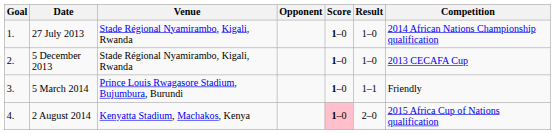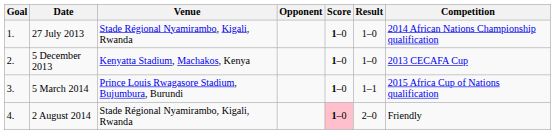(174, 61) Stade Régional Nyamirambo, Kigali, Rwanda -> (175, 61) Kenyatta Stadium, Machakos, Kenya
(405, 88) Friendly -> (444, 88) 2015 Africa Cup of Nations qualification
(175, 116) Kenyatta Stadium, Machakos, Kenya -> (174, 116) Stade Régional Nyamirambo, Kigali, Rwanda
(444, 116) 2015 Africa Cup of Nations qualification -> (405, 116) Friendly
